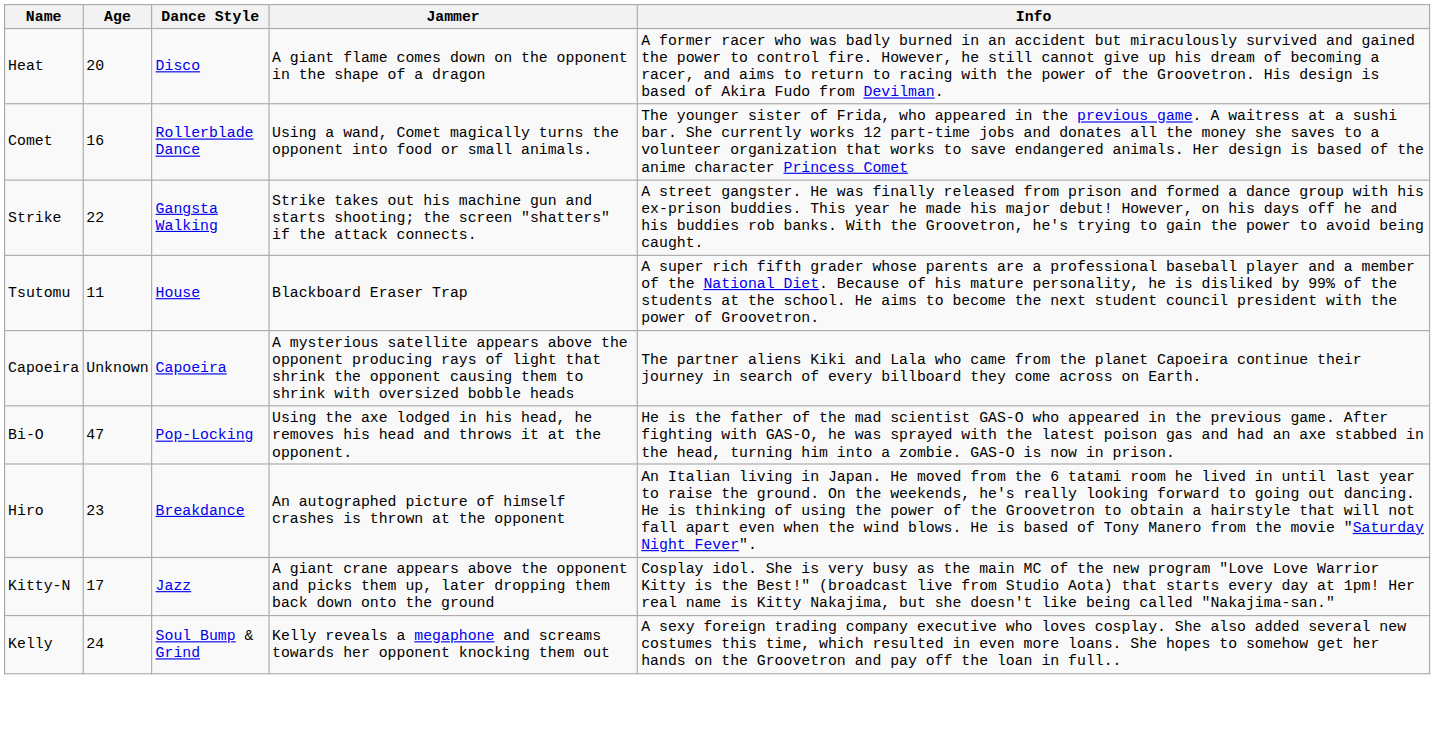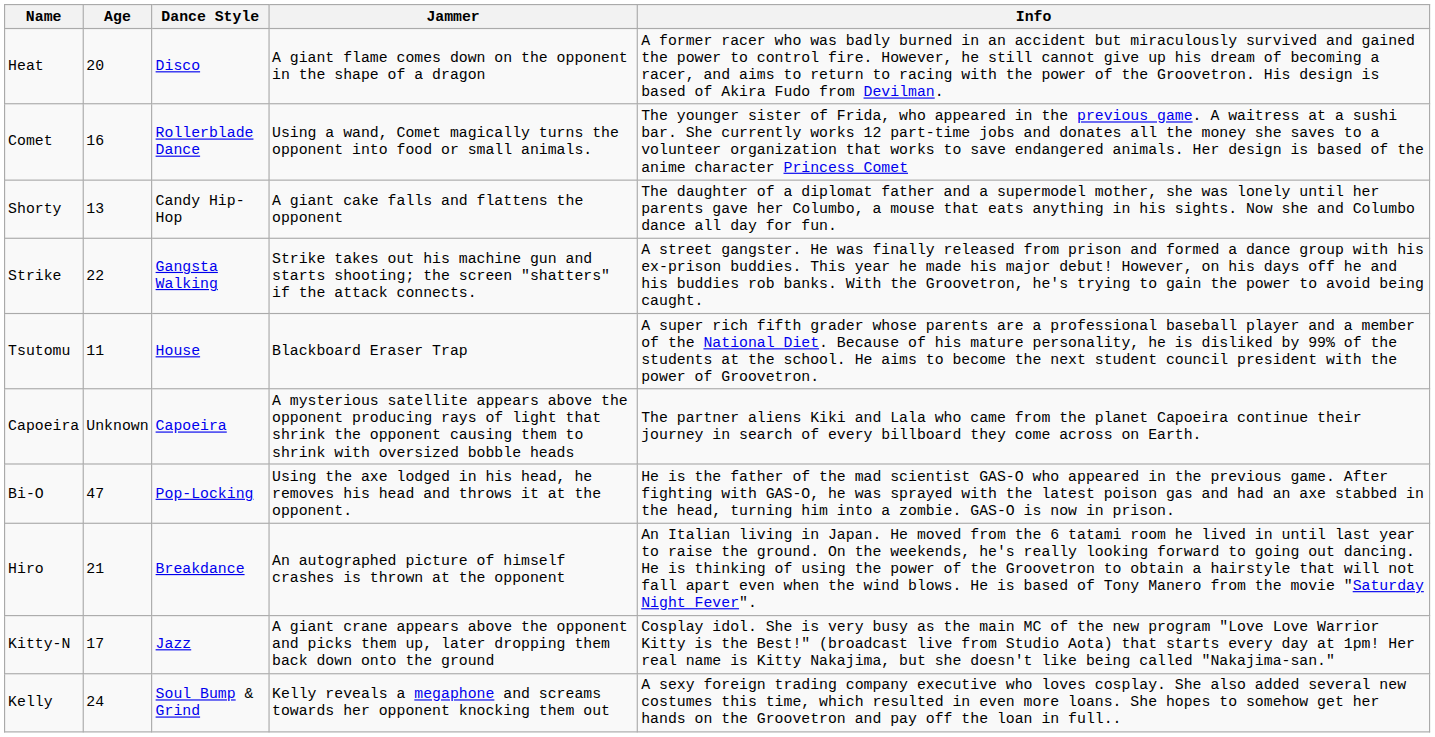+ row: (35, 209)
(95, 511) 23 -> (95, 569) 21
